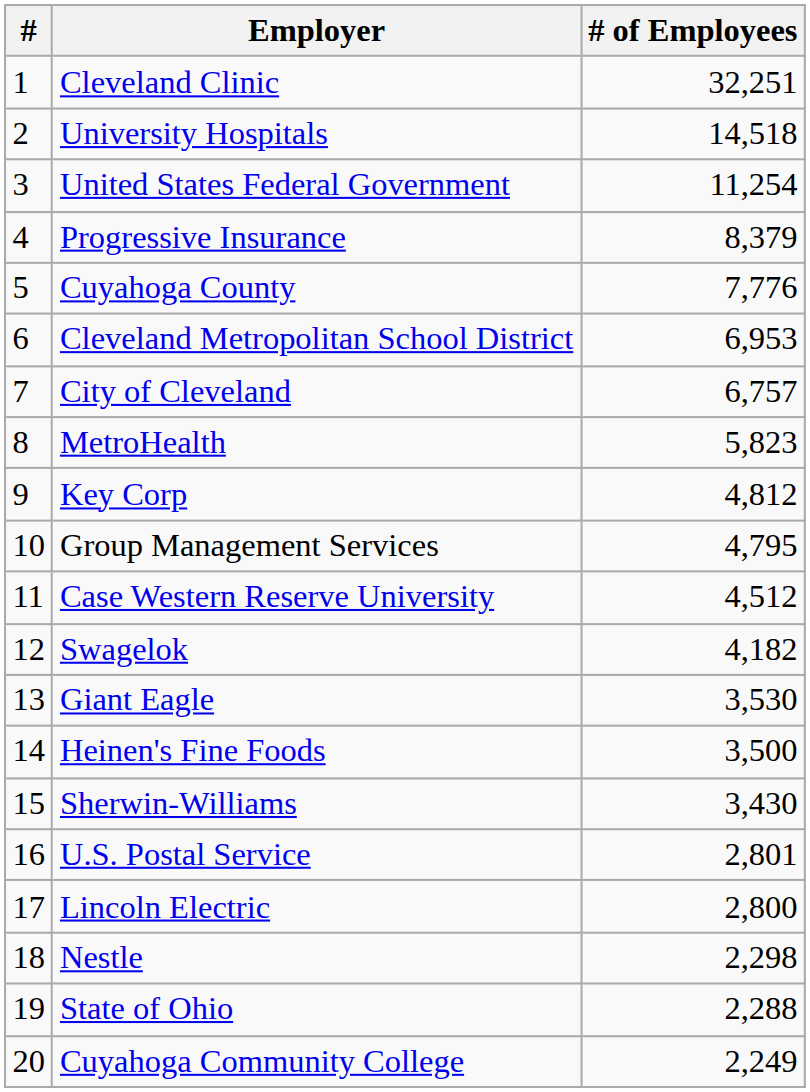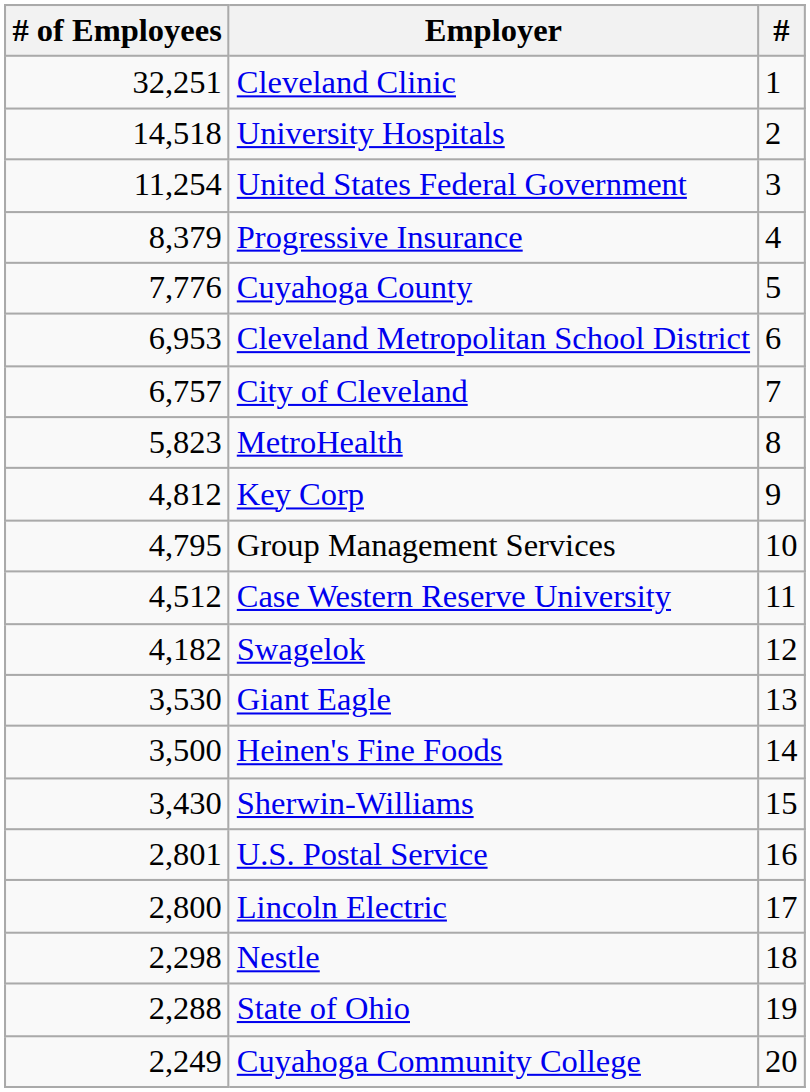columns swapped: (29, 30) <-> (693, 30)
